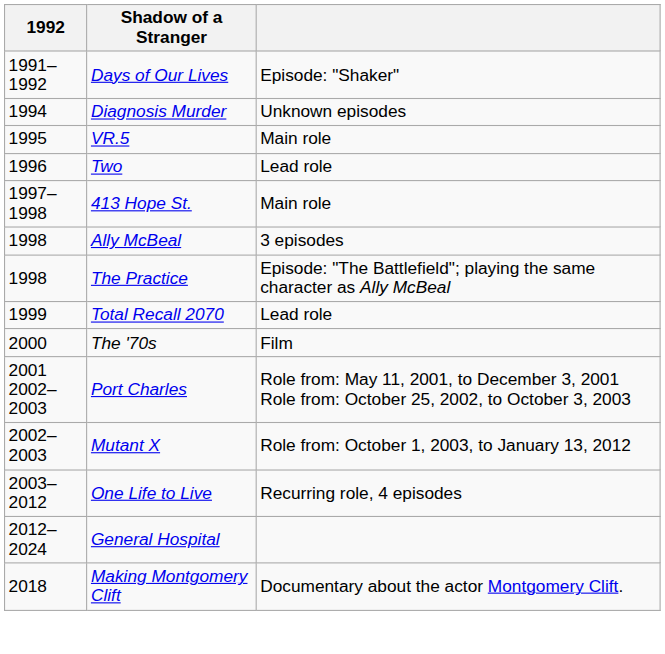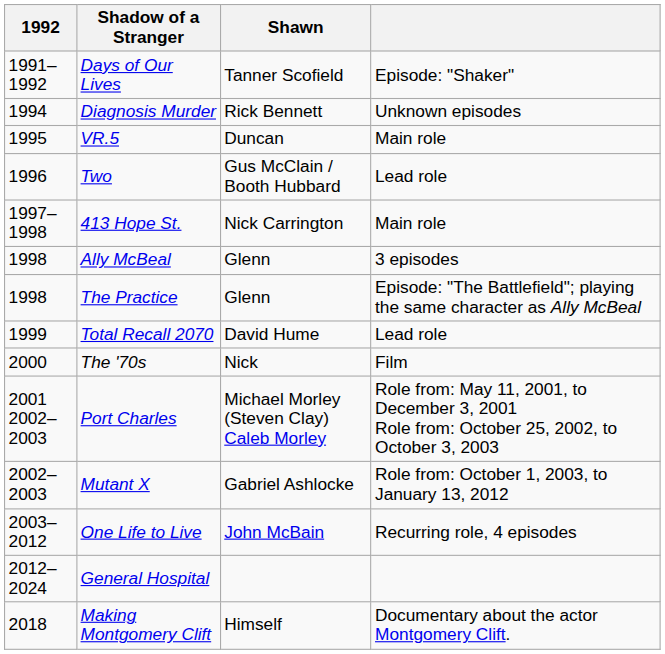+ column: (296, 27)
